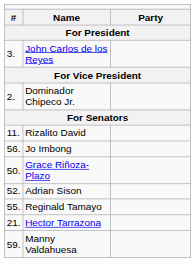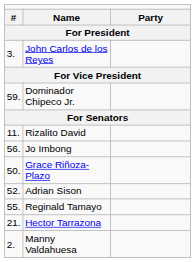(11, 97) 2. -> (14, 97) 59.
(14, 244) 59. -> (11, 244) 2.
